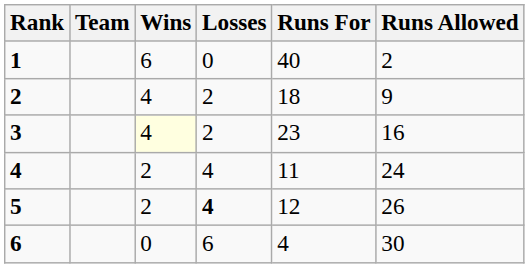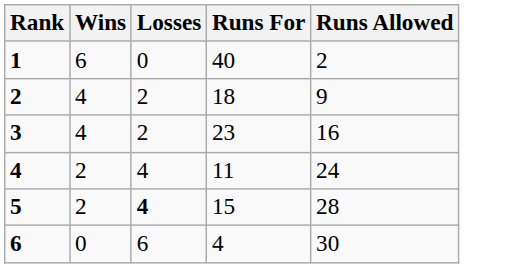- column: (102, 22)
(146, 133) lightyellow background -> (81, 133) no background
(289, 206) 12 -> (224, 206) 15
(393, 206) 26 -> (328, 206) 28
